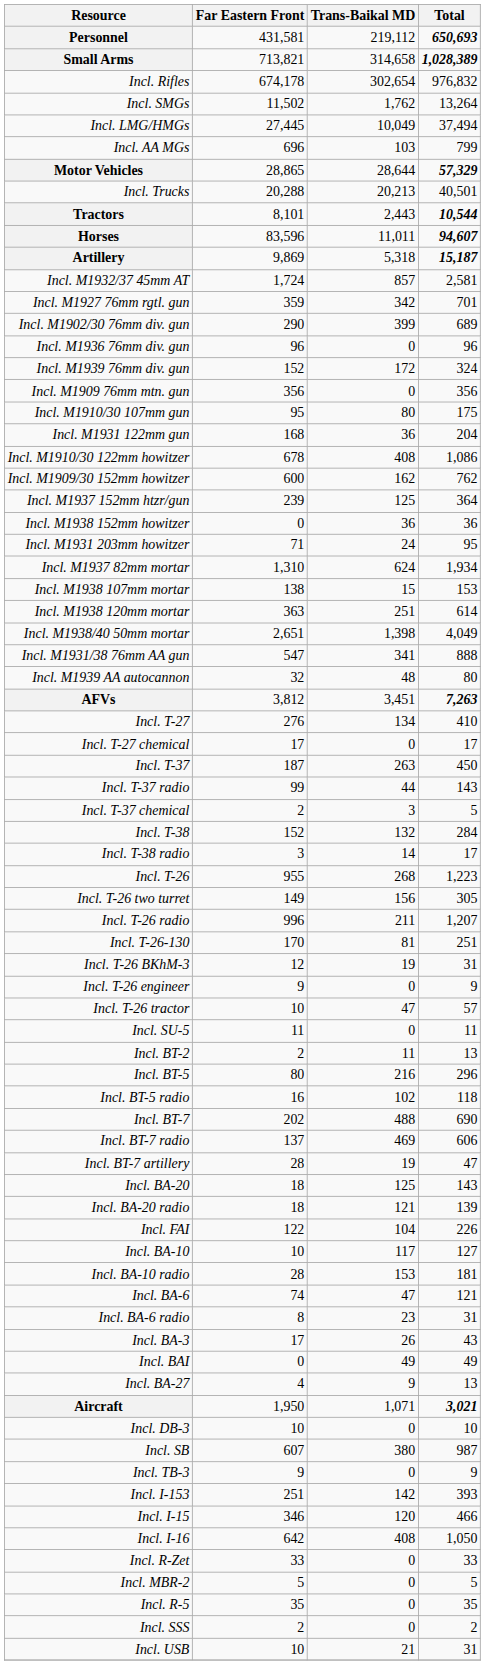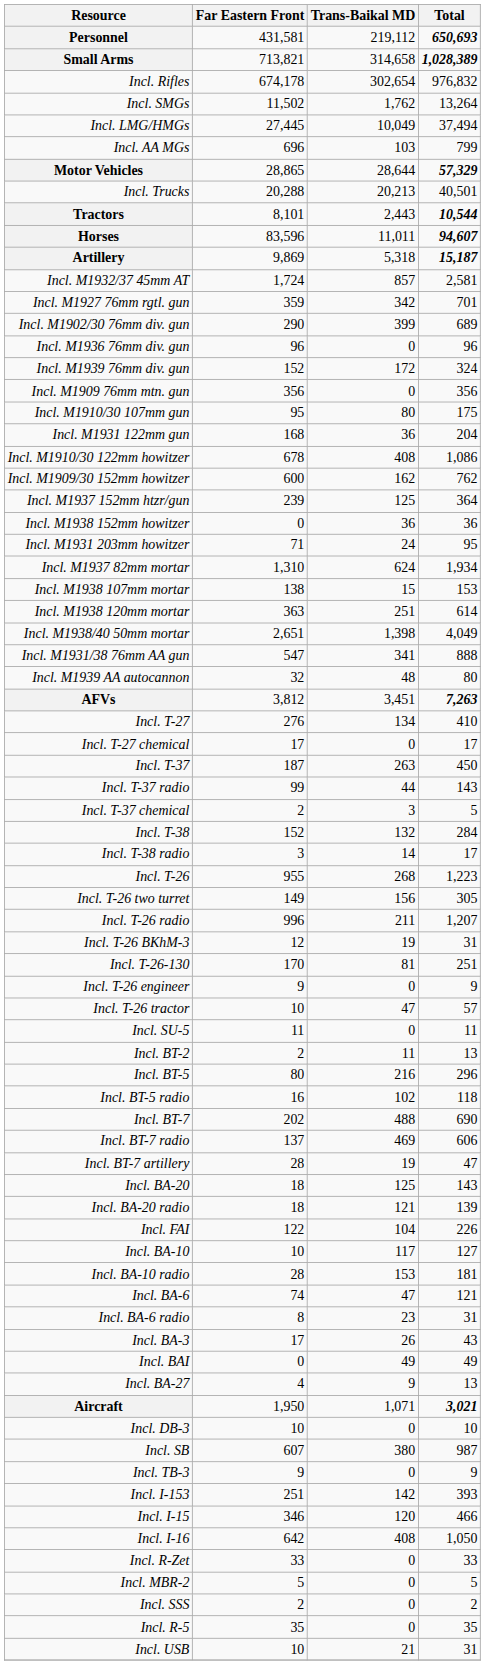rows swapped: (150, 942) <-> (137, 964)
rows swapped: (165, 1605) <-> (165, 1627)
